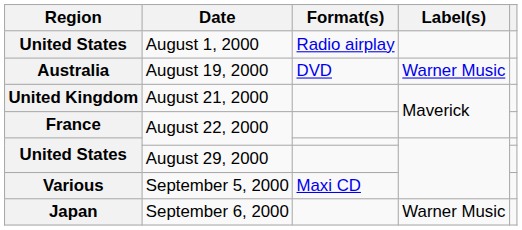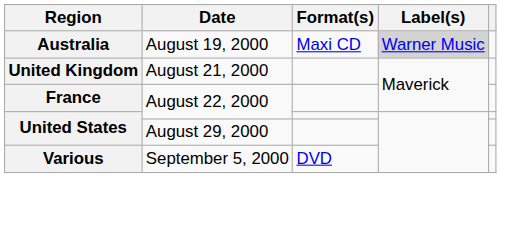- row: (73, 44)
(314, 71) DVD -> (329, 44) Maxi CD
(454, 71) no background -> (433, 44) lightgrey background
(329, 185) Maxi CD -> (314, 158) DVD
- row: (73, 212)
